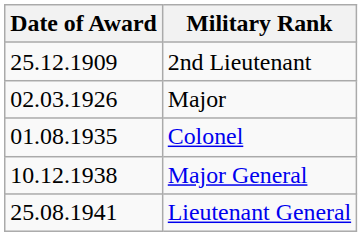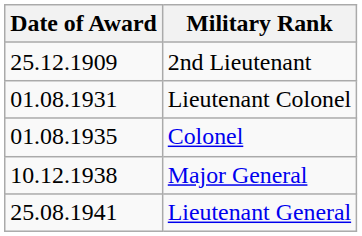- row: (197, 99)
+ row: (259, 99)
